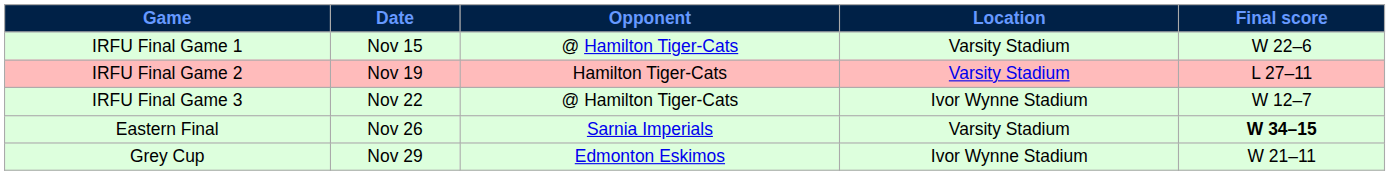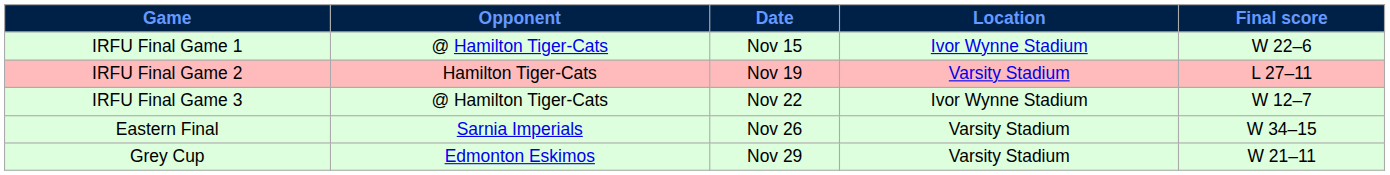columns swapped: (395, 18) <-> (650, 18)
(1009, 45) Varsity Stadium -> (1009, 45) Ivor Wynne Stadium
(1282, 128) bold -> (1282, 128) normal
(1009, 156) Ivor Wynne Stadium -> (1009, 156) Varsity Stadium
